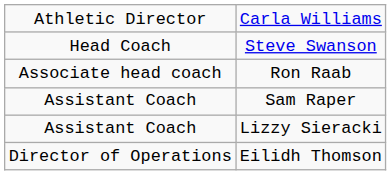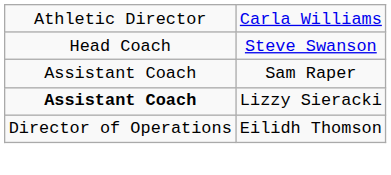- row: (311, 74)
(120, 129) normal -> (120, 101) bold
